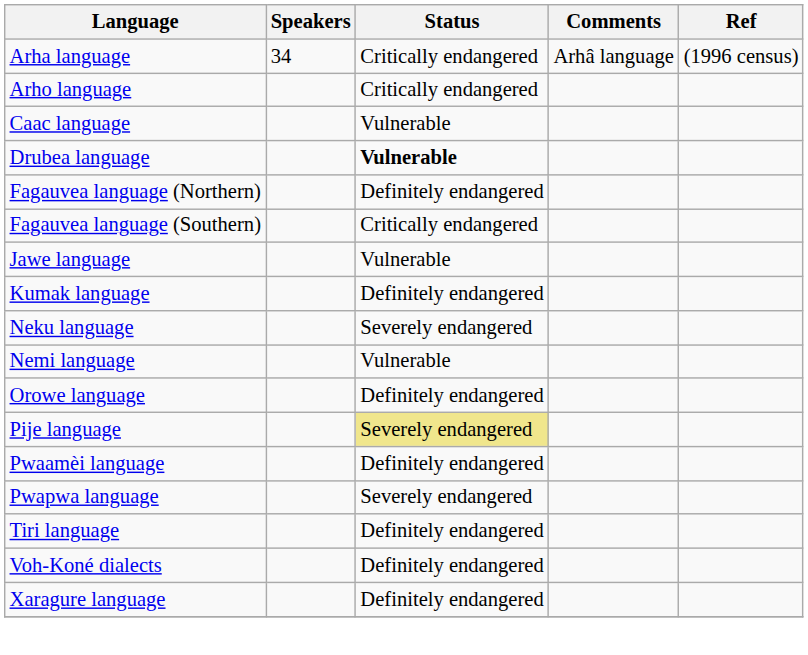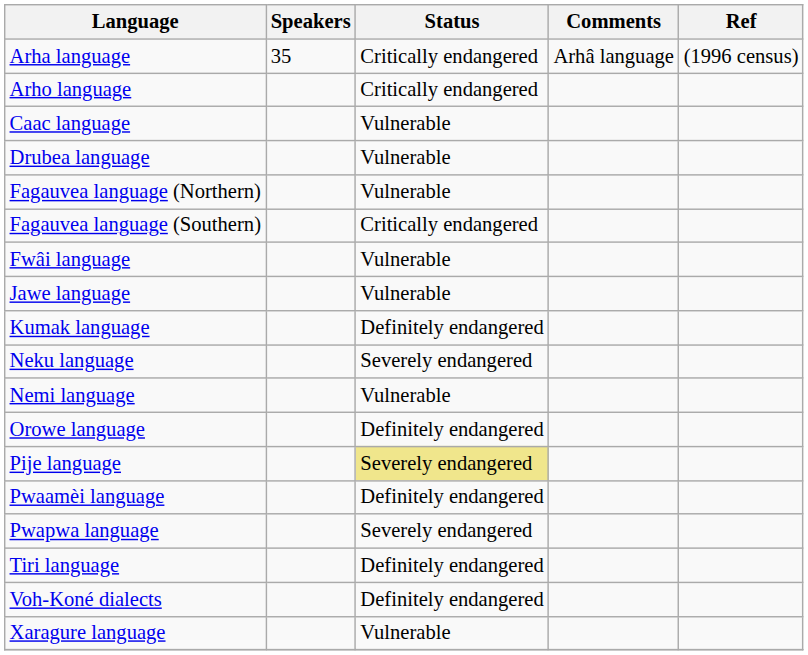(281, 55) 34 -> (281, 55) 35
(409, 157) bold -> (405, 157) normal
(452, 191) Definitely endangered -> (405, 191) Vulnerable
+ row: (70, 259)
(452, 599) Definitely endangered -> (405, 633) Vulnerable
